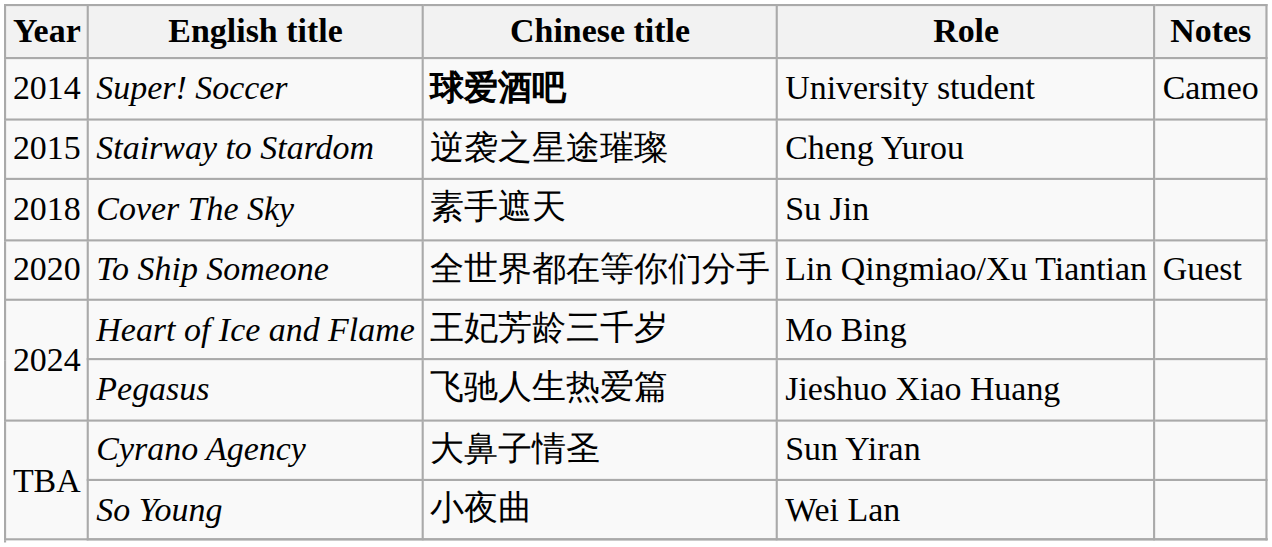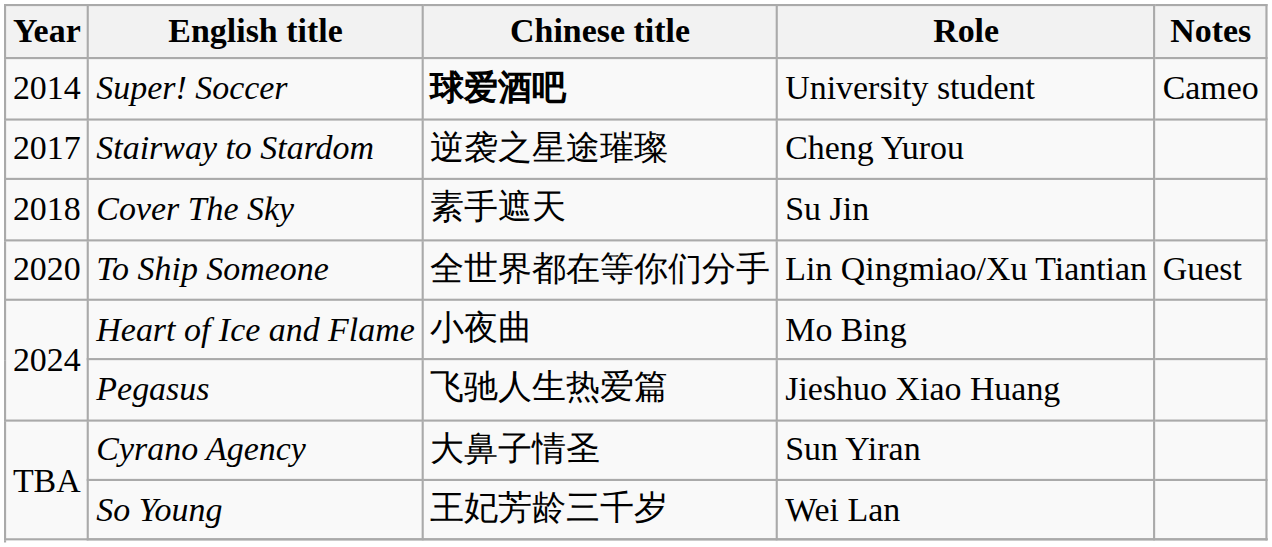(47, 148) 2015 -> (47, 148) 2017
(549, 327) 王妃芳龄三千岁 -> (481, 327) 小夜曲
(481, 508) 小夜曲 -> (549, 508) 王妃芳龄三千岁
